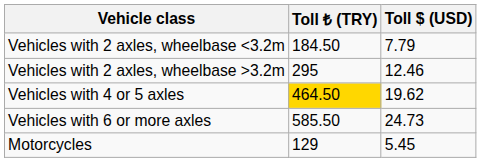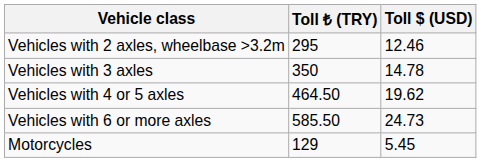- row: (146, 45)
+ row: (80, 70)
(316, 95) gold background -> (316, 95) no background
